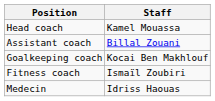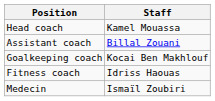(146, 73) Ismaïl Zoubiri -> (143, 73) Idriss Haouas
(143, 88) Idriss Haouas -> (146, 88) Ismaïl Zoubiri
